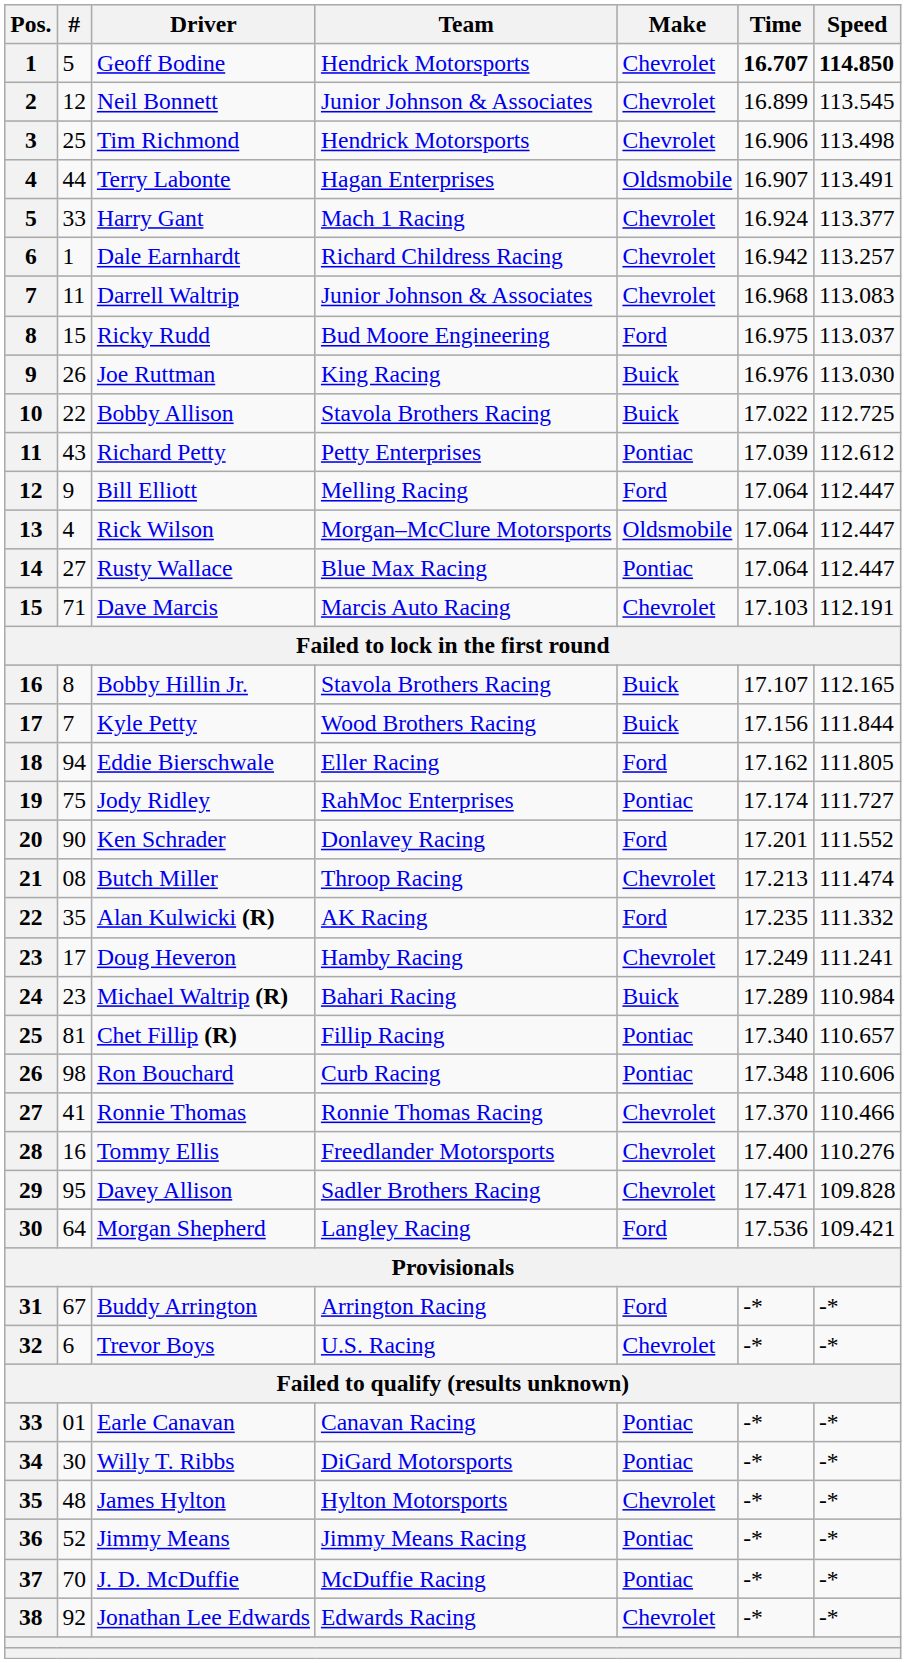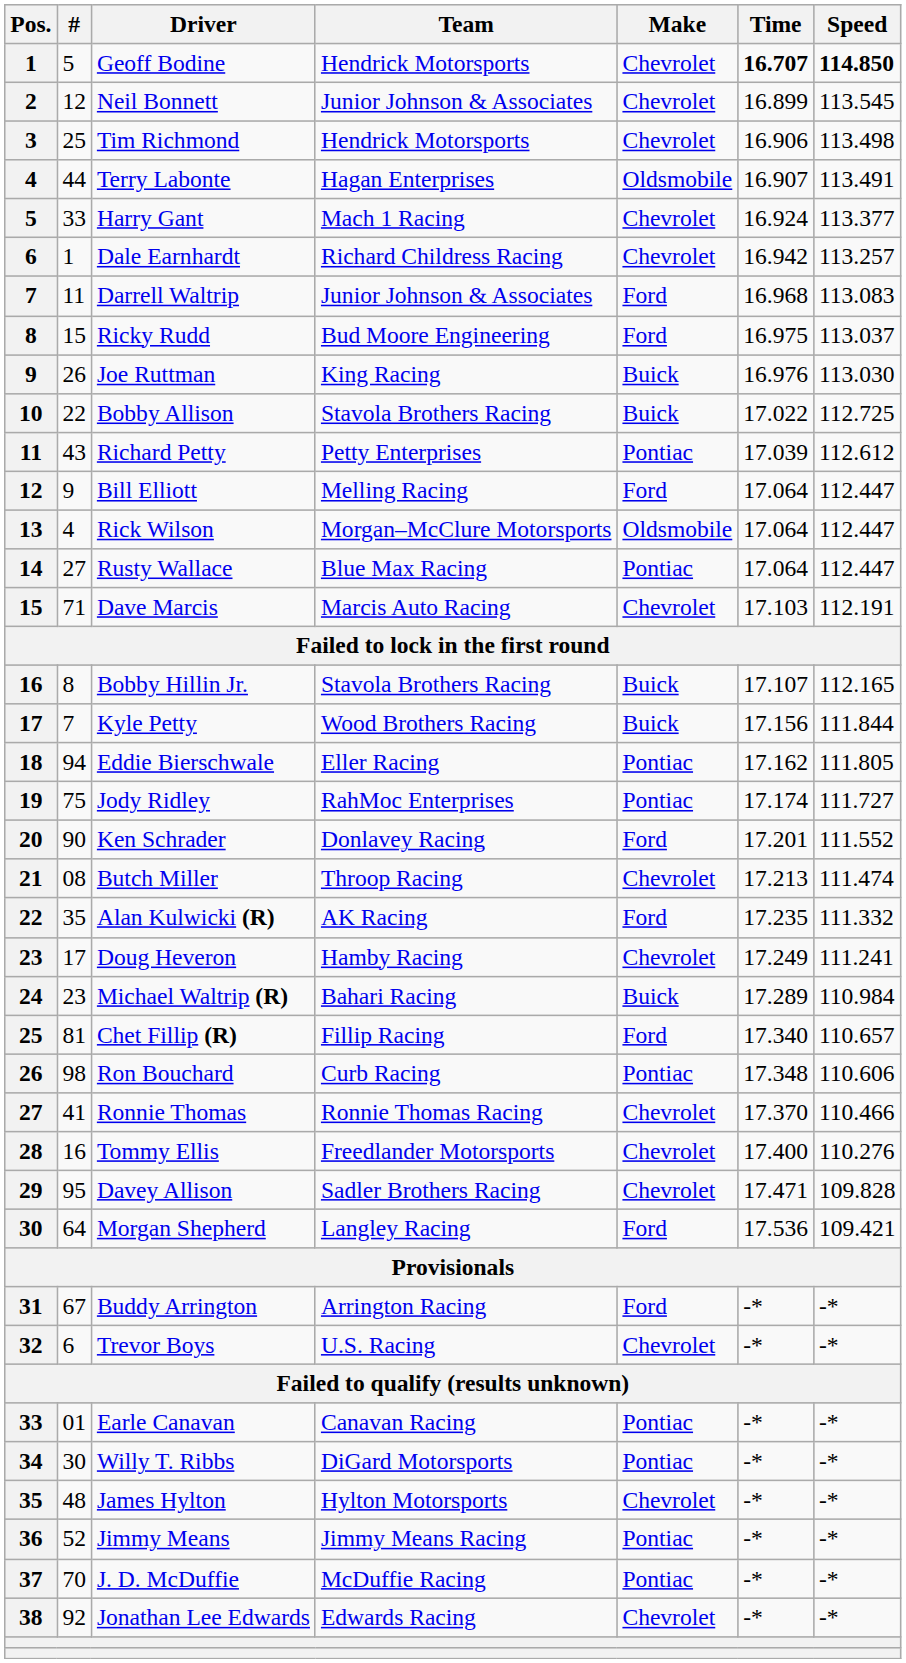(669, 296) Chevrolet -> (645, 296) Ford
(645, 762) Ford -> (658, 762) Pontiac
(658, 1034) Pontiac -> (645, 1034) Ford
